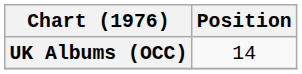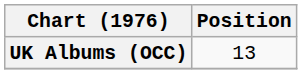(244, 53) 14 -> (244, 53) 13
